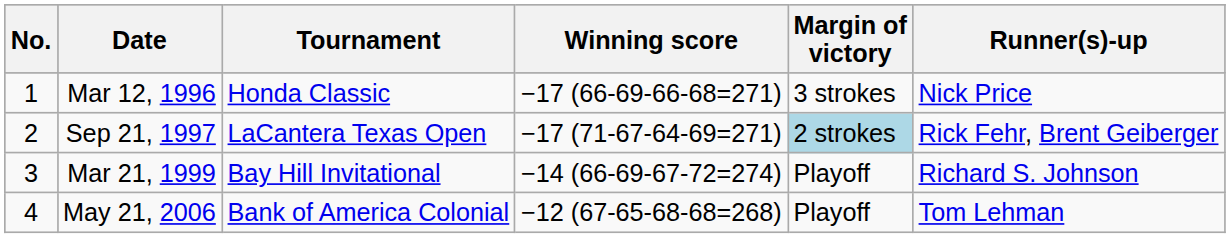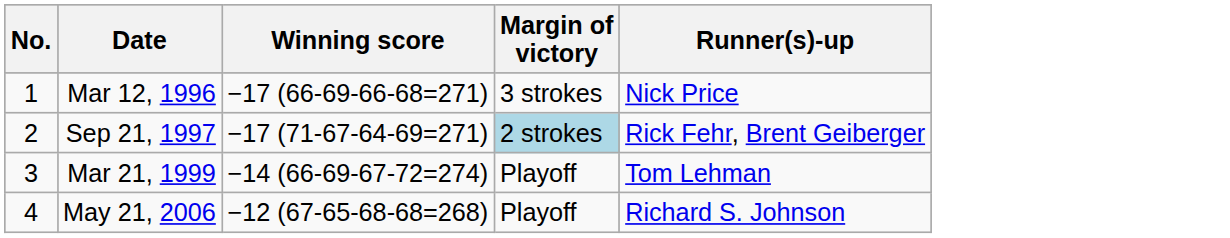- column: (368, 39)
(1029, 173) Richard S. Johnson -> (698, 173) Tom Lehman
(991, 213) Tom Lehman -> (735, 213) Richard S. Johnson
